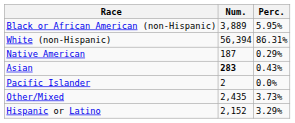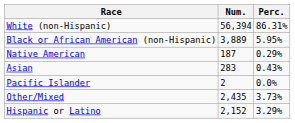rows swapped: (59, 40) <-> (111, 26)
(228, 68) bold -> (228, 68) normal
